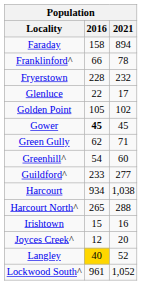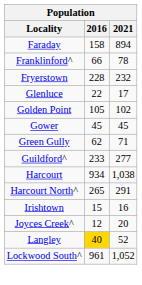(97, 126) bold -> (97, 126) normal
- row: (44, 158)
(123, 207) 288 -> (123, 191) 291
